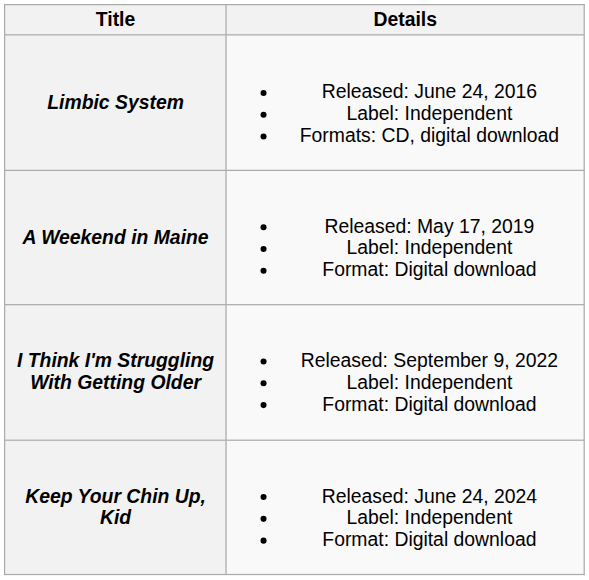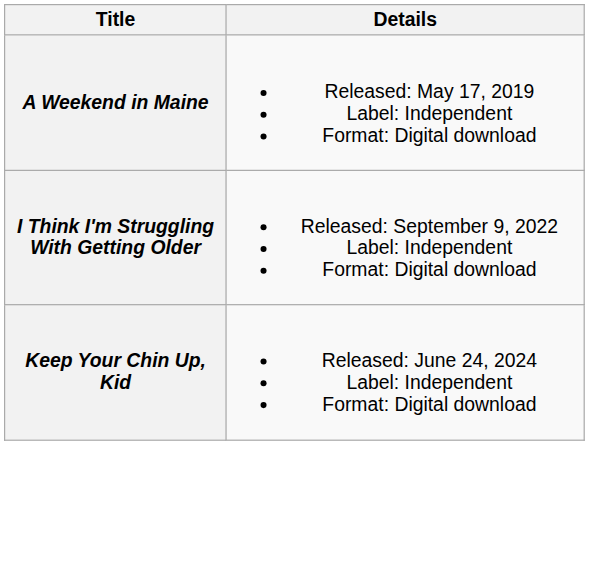- row: (116, 102)
